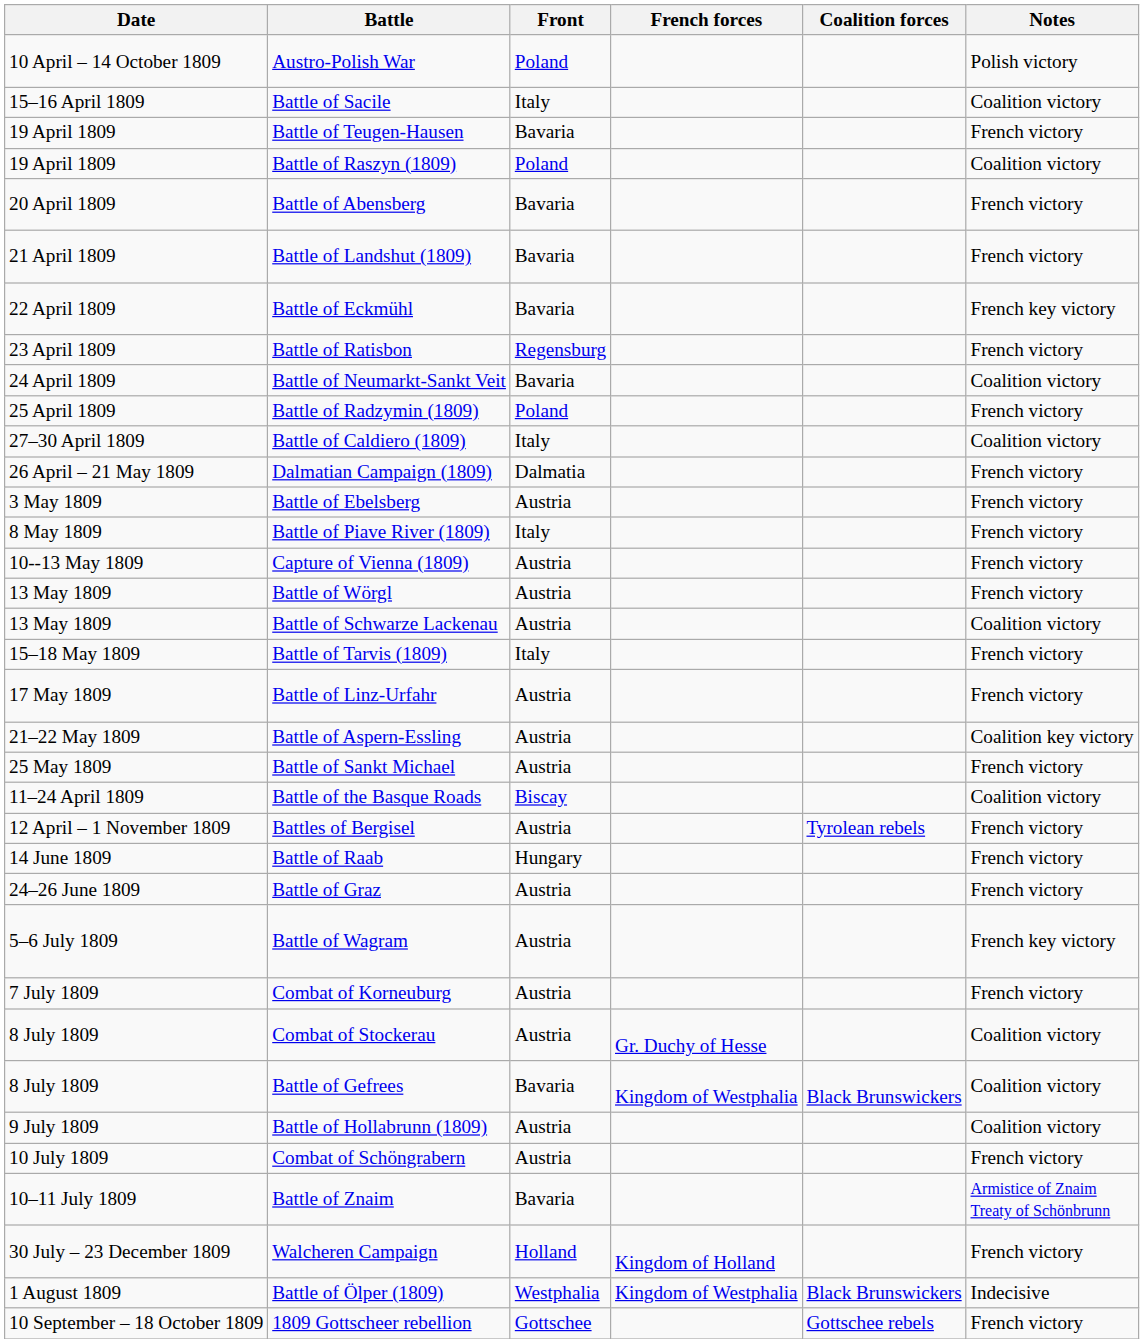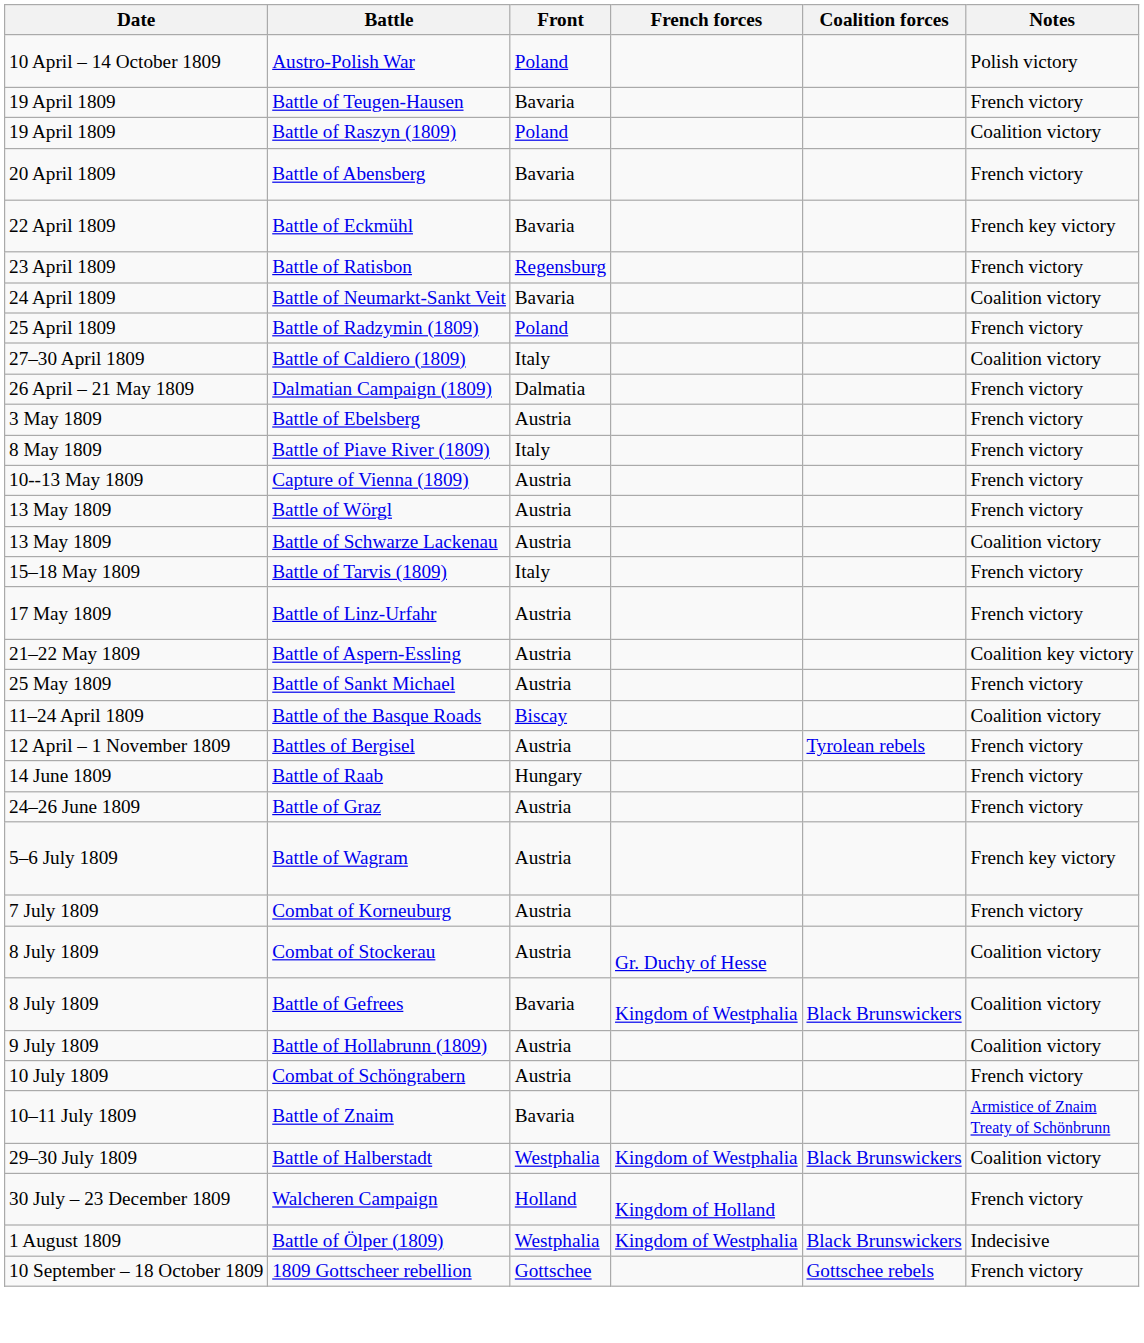- row: (331, 102)
- row: (372, 256)
+ row: (352, 1158)
